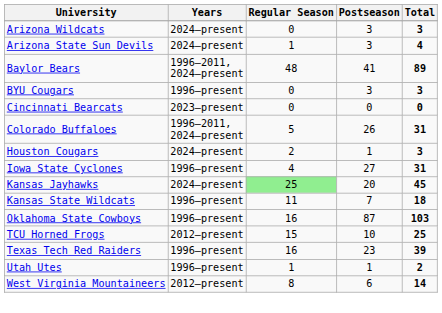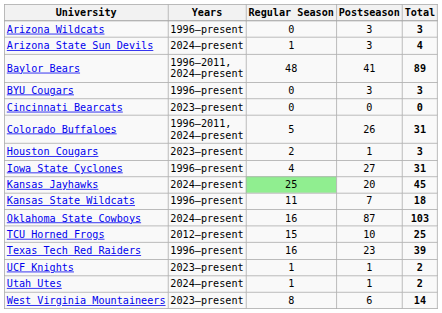(207, 29) 2024–present -> (207, 29) 1996–present
(207, 152) 2024–present -> (207, 152) 2023–present
(207, 218) 1996–present -> (207, 218) 2024–present
+ row: (40, 267)
(207, 267) 1996–present -> (207, 284) 2024–present
(207, 284) 2012–present -> (207, 300) 2023–present
